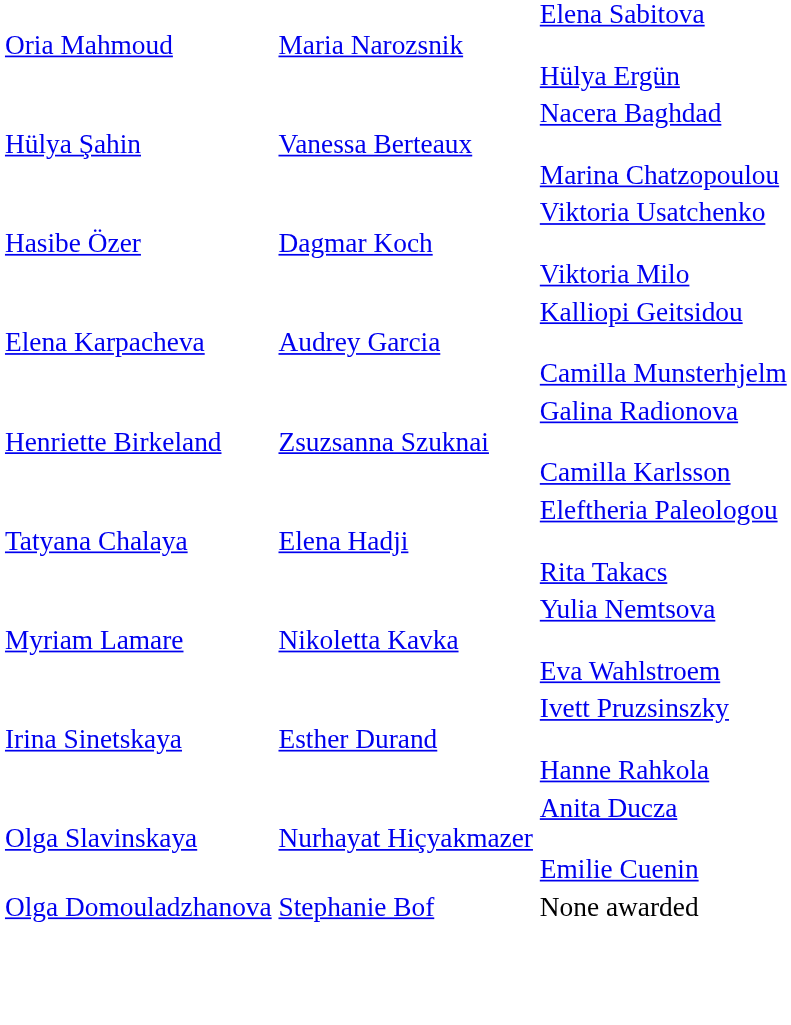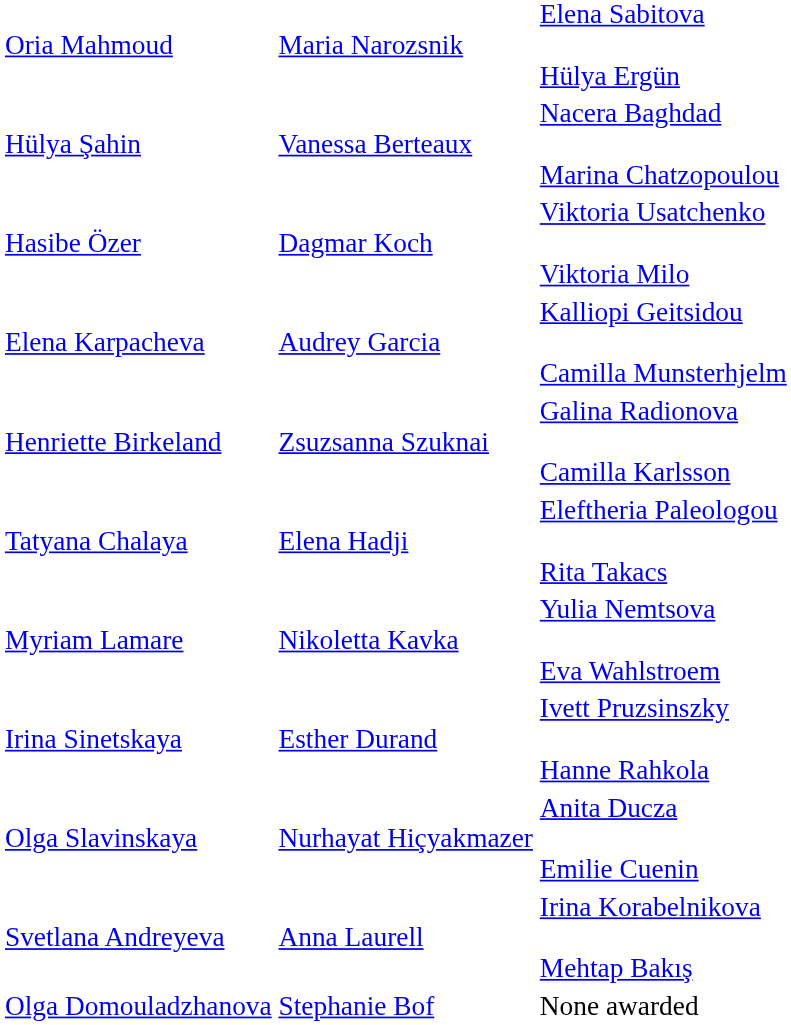+ row: (115, 937)
